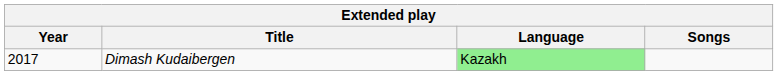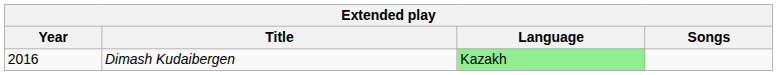(23, 59) 2017 -> (23, 59) 2016
